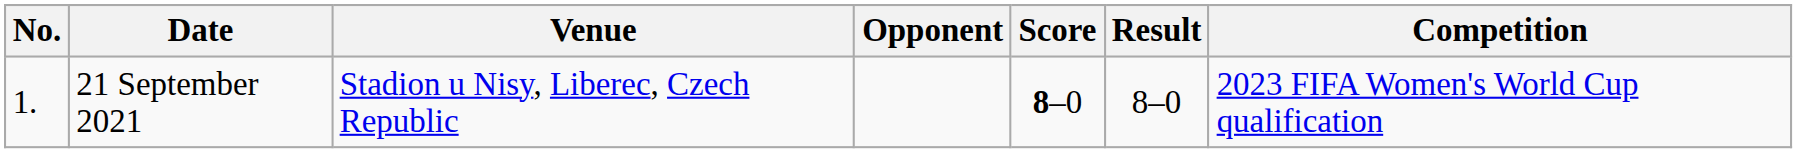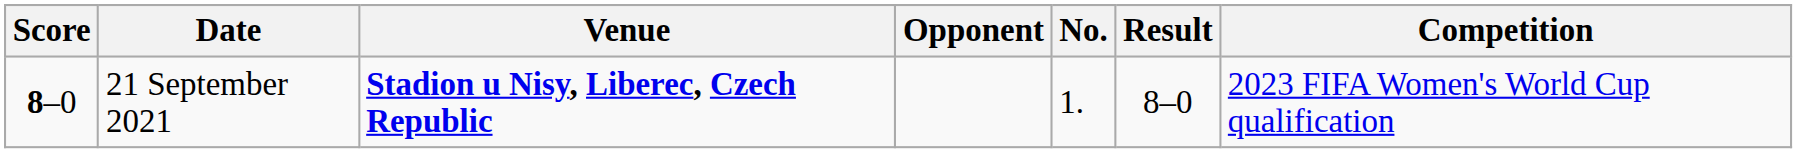columns swapped: (37, 30) <-> (1057, 30)
(545, 101) normal -> (581, 101) bold
